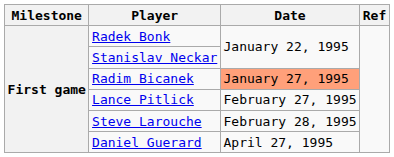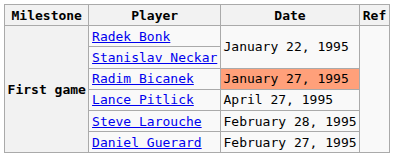(290, 100) February 27, 1995 -> (278, 100) April 27, 1995
(278, 142) April 27, 1995 -> (290, 142) February 27, 1995
